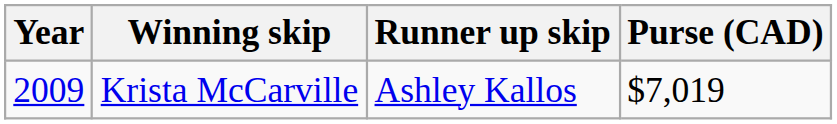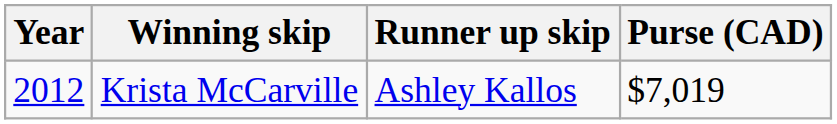(49, 88) 2009 -> (49, 88) 2012
